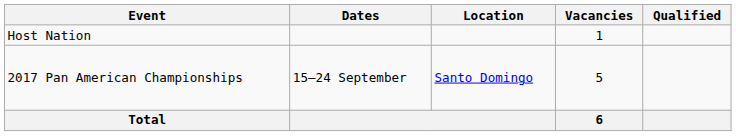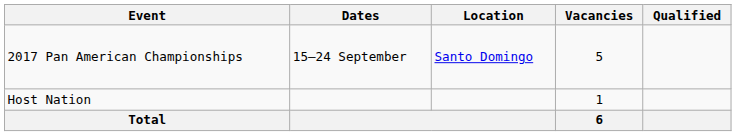rows swapped: (49, 35) <-> (125, 78)
